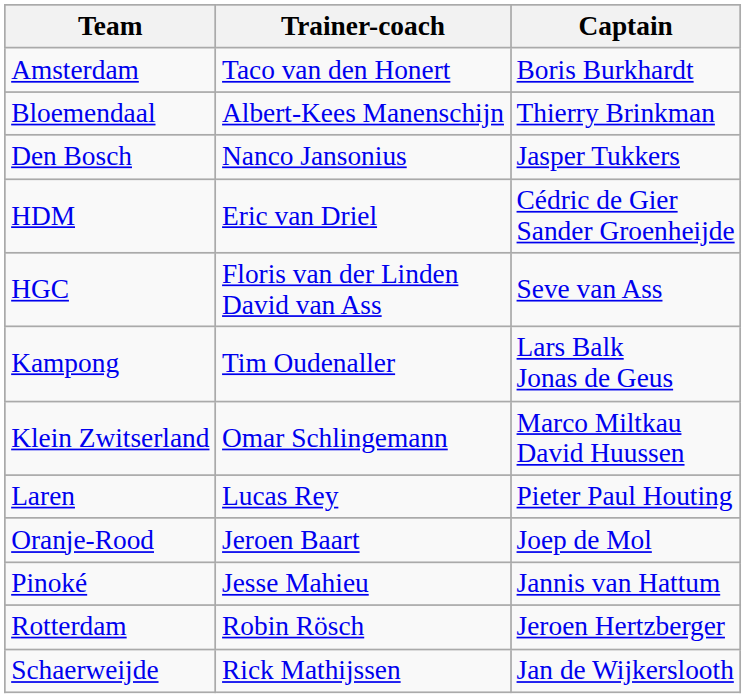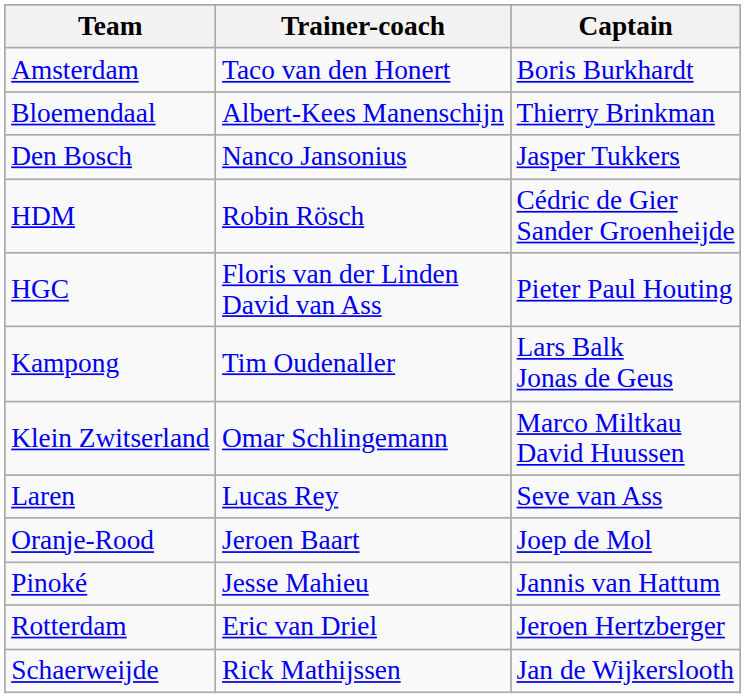(300, 215) Eric van Driel -> (293, 215) Robin Rösch
(590, 289) Seve van Ass -> (624, 289) Pieter Paul Houting
(624, 496) Pieter Paul Houting -> (590, 496) Seve van Ass
(293, 626) Robin Rösch -> (300, 626) Eric van Driel
